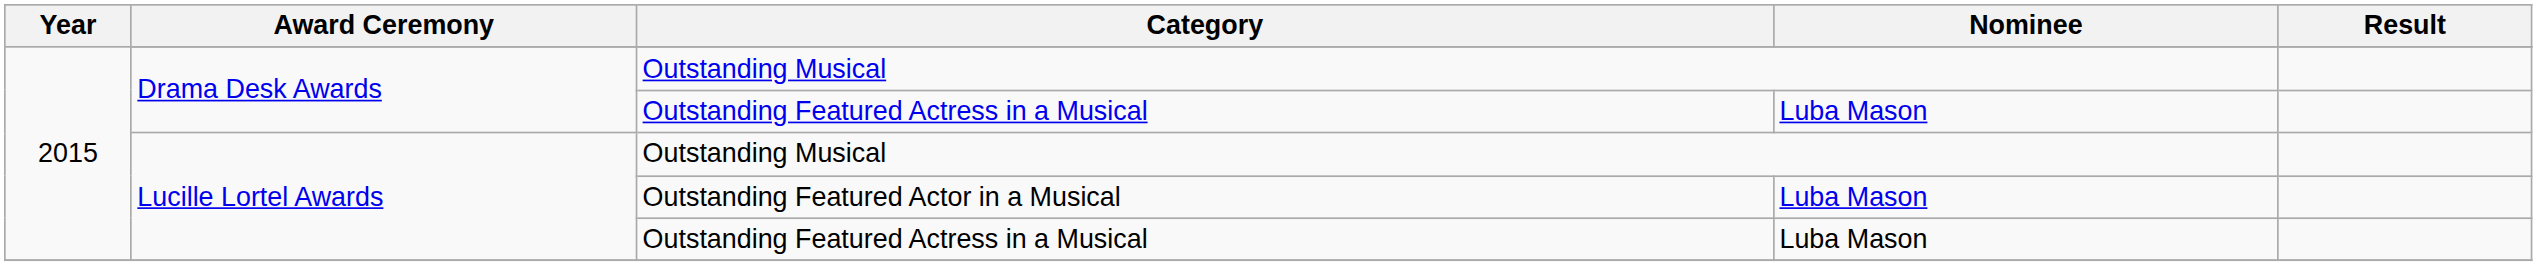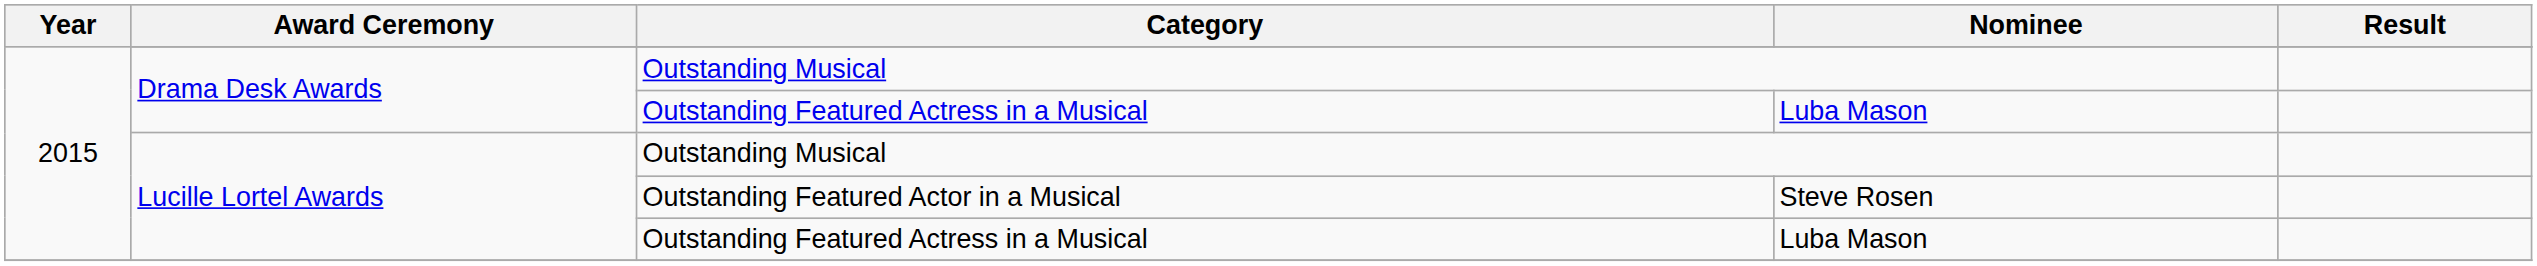(1853, 196) Luba Mason -> (1856, 196) Steve Rosen
